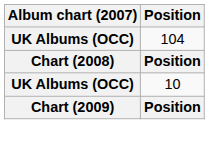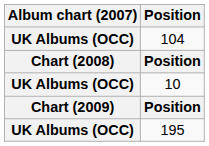+ row: (172, 130)
